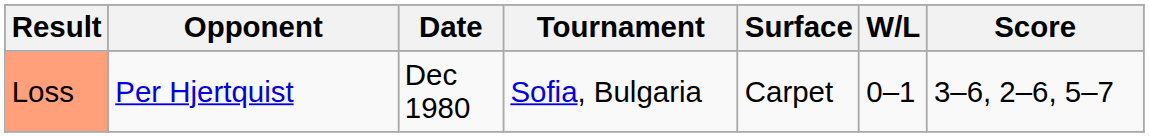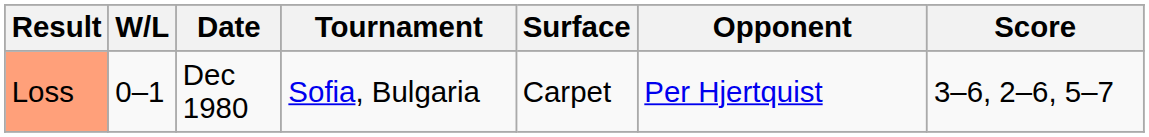columns swapped: (893, 27) <-> (253, 27)
